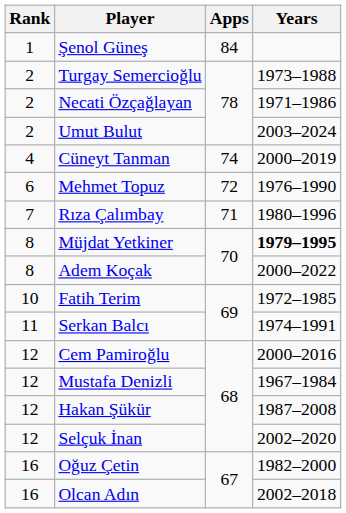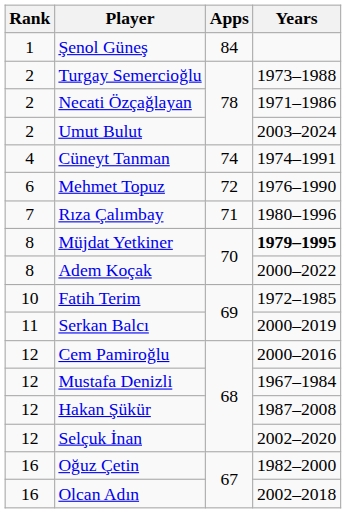(297, 158) 2000–2019 -> (297, 158) 1974–1991
(297, 326) 1974–1991 -> (297, 326) 2000–2019
